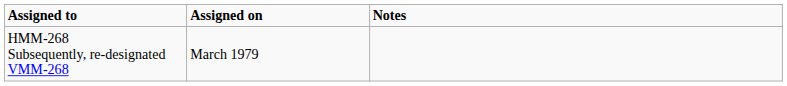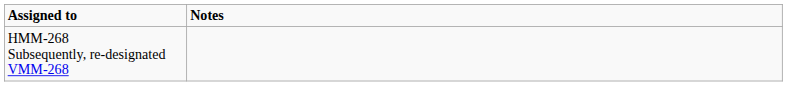- column: (226, 15)
